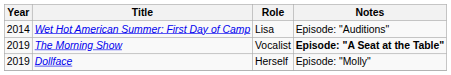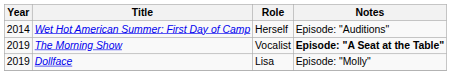(265, 29) Lisa -> (271, 29) Herself
(271, 62) Herself -> (265, 62) Lisa
